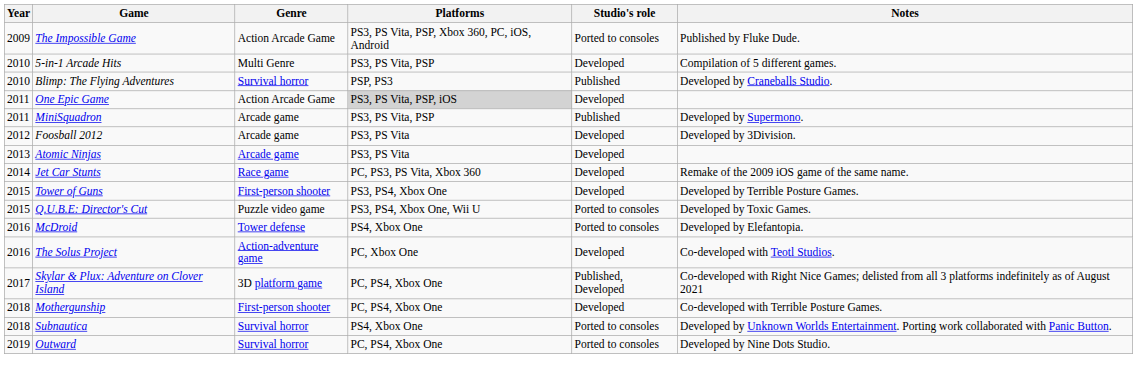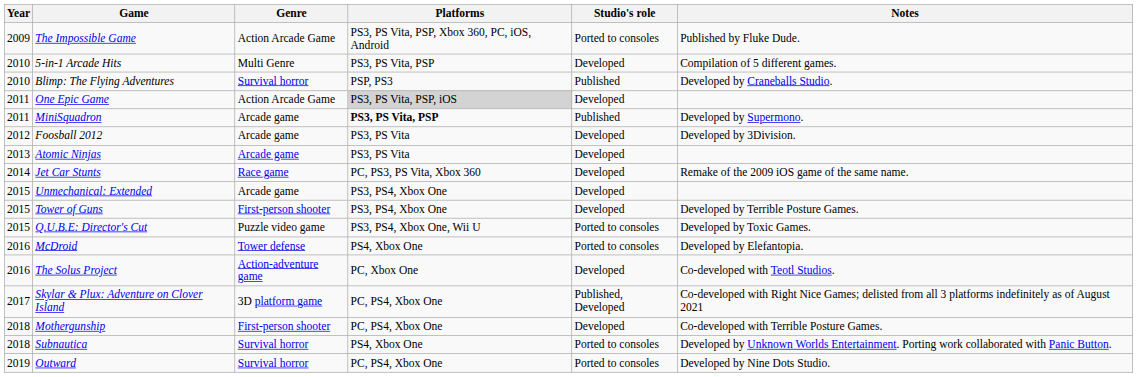(392, 117) normal -> (395, 117) bold
+ row: (94, 191)
